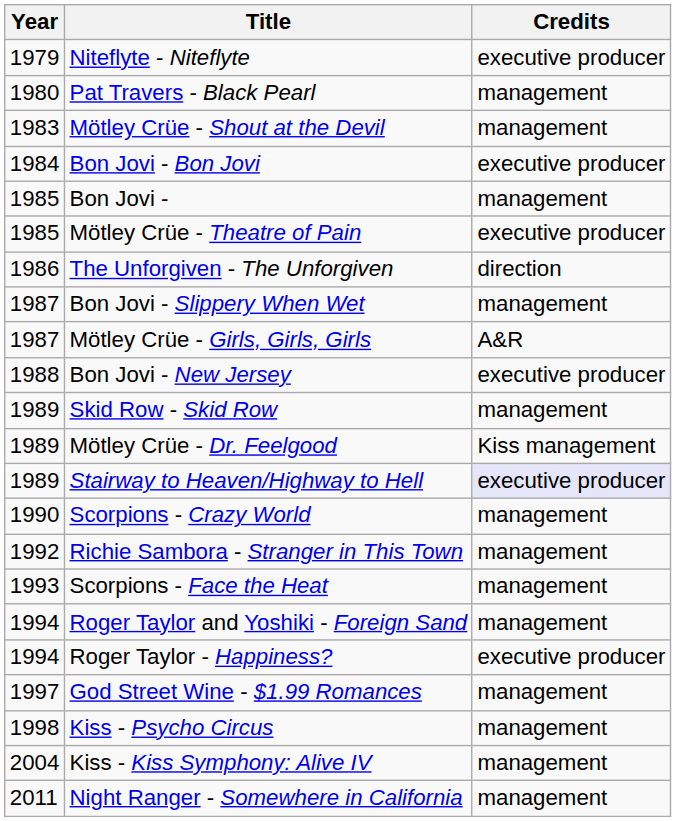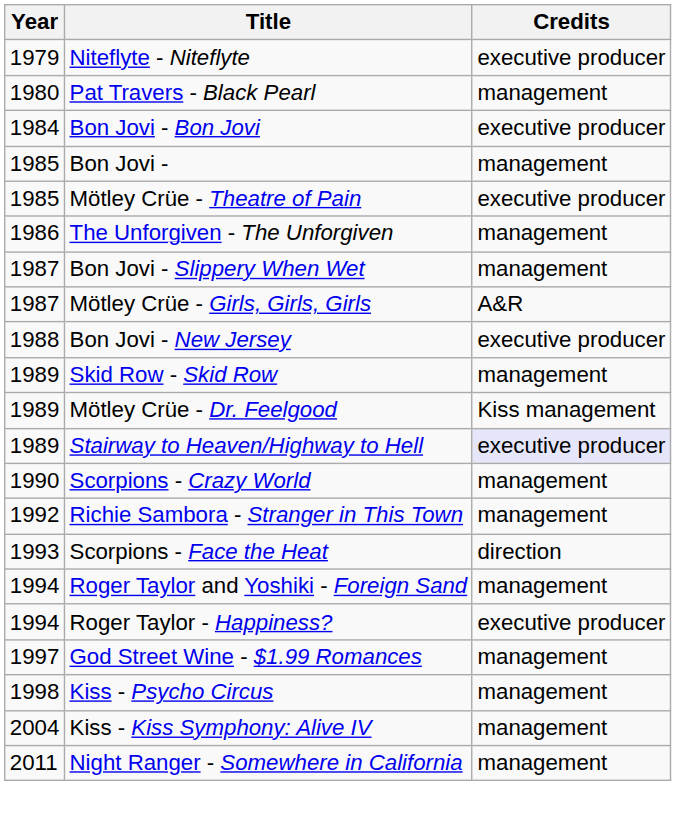- row: (227, 127)
(520, 269) direction -> (542, 233) management
(542, 586) management -> (520, 551) direction
